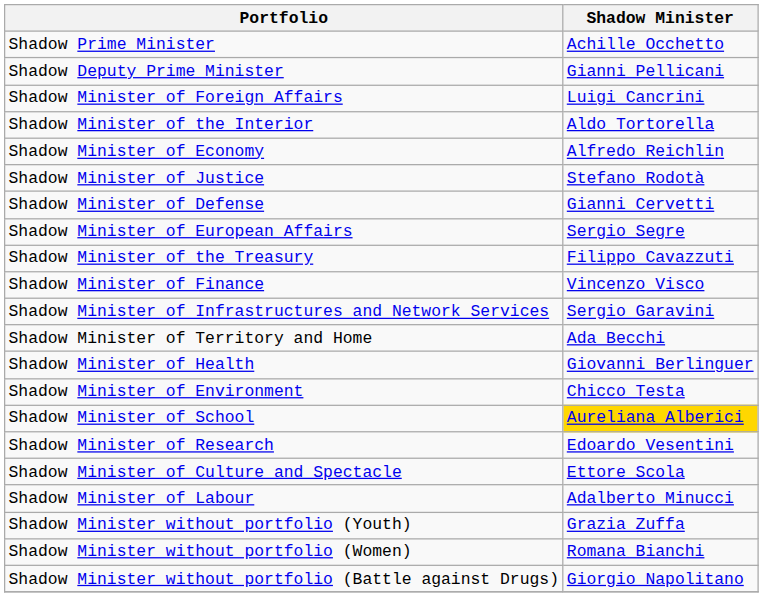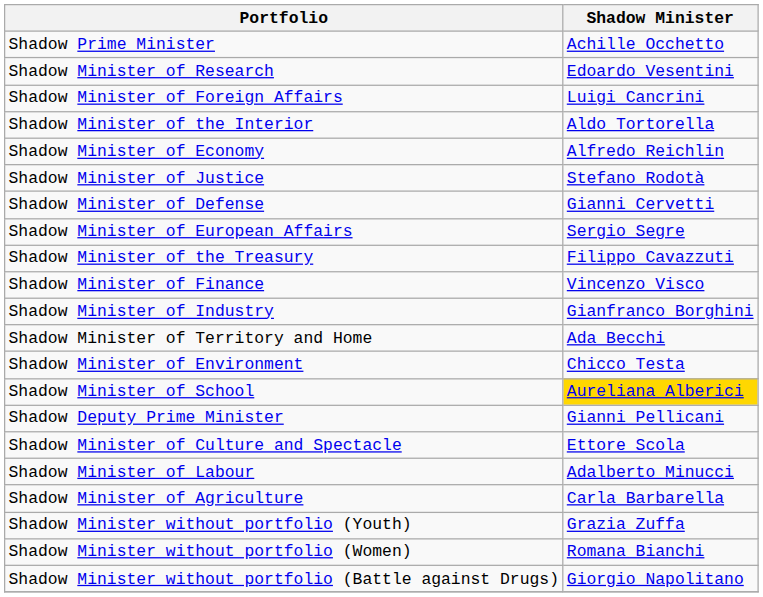rows swapped: (146, 71) <-> (141, 445)
+ row: (141, 312)
- row: (279, 312)
- row: (131, 365)
+ row: (156, 499)
